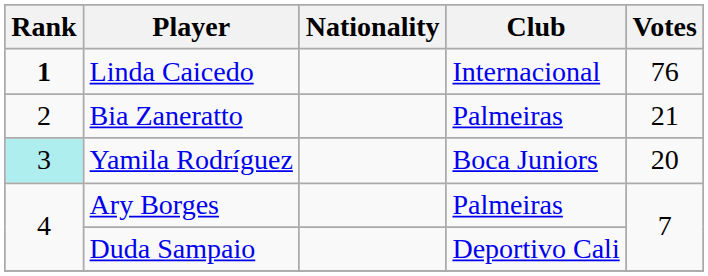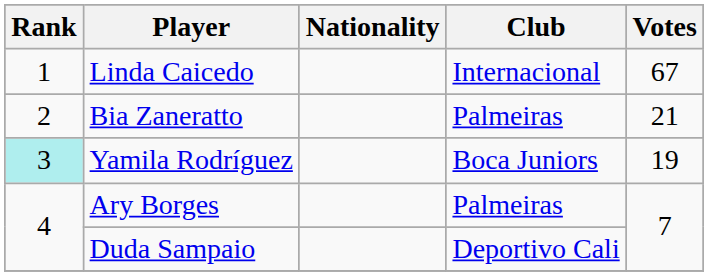(44, 71) bold -> (44, 71) normal
(665, 71) 76 -> (665, 71) 67
(665, 159) 20 -> (665, 159) 19
